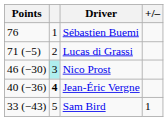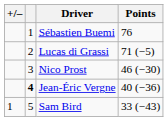columns swapped: (153, 13) <-> (27, 13)
(55, 69) paleturquoise background -> (30, 69) no background
